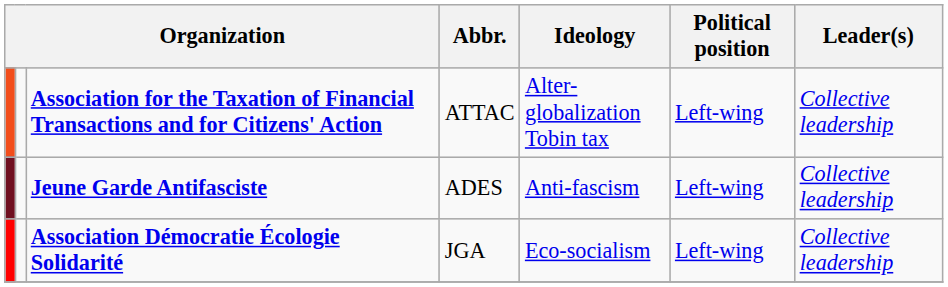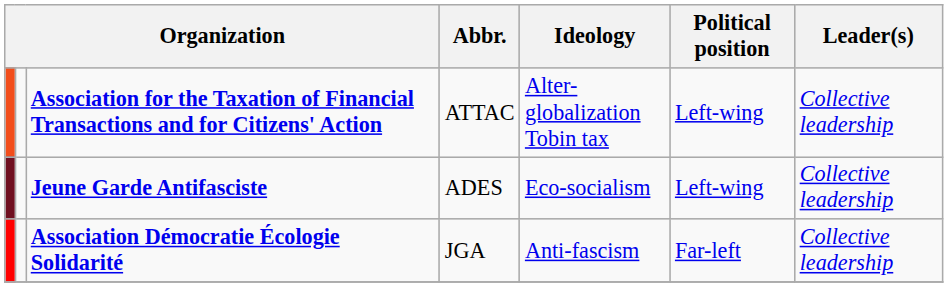(582, 187) Anti-fascism -> (588, 187) Eco-socialism
(588, 250) Eco-socialism -> (582, 250) Anti-fascism
(719, 250) Left-wing -> (708, 250) Far-left
